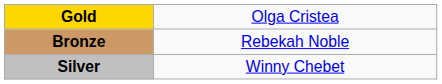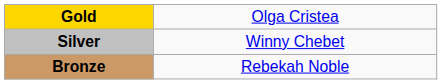rows swapped: (79, 66) <-> (79, 41)
